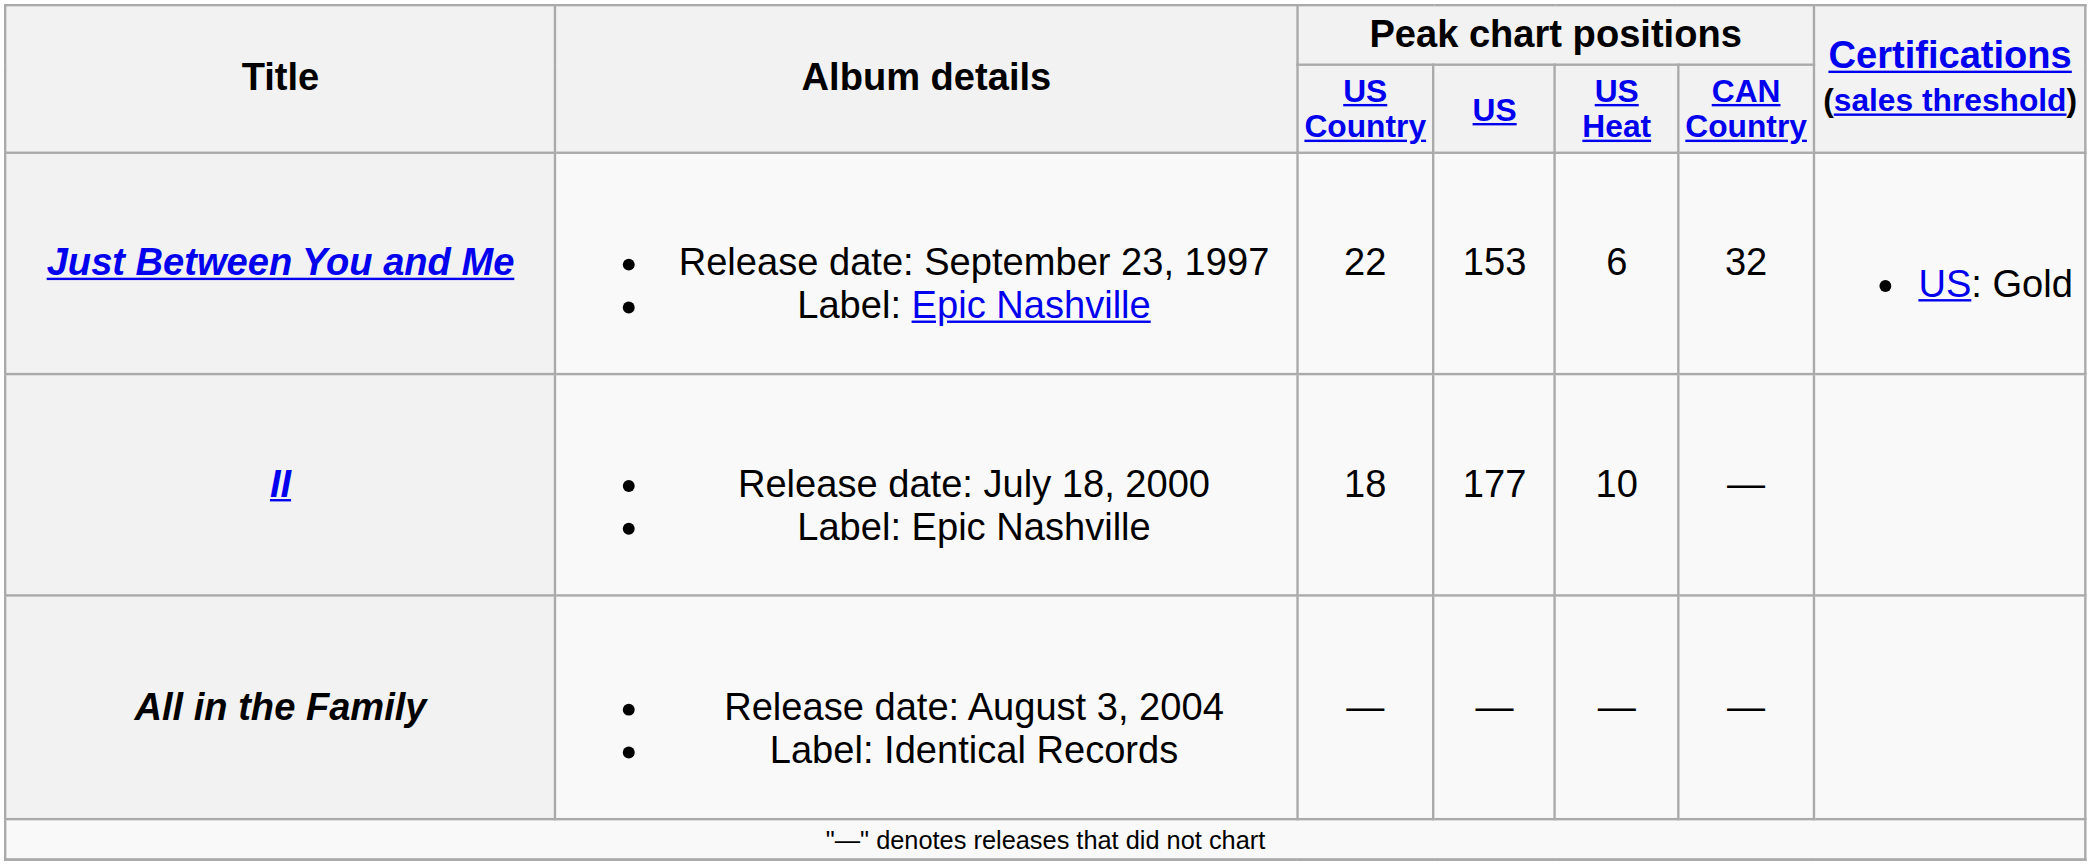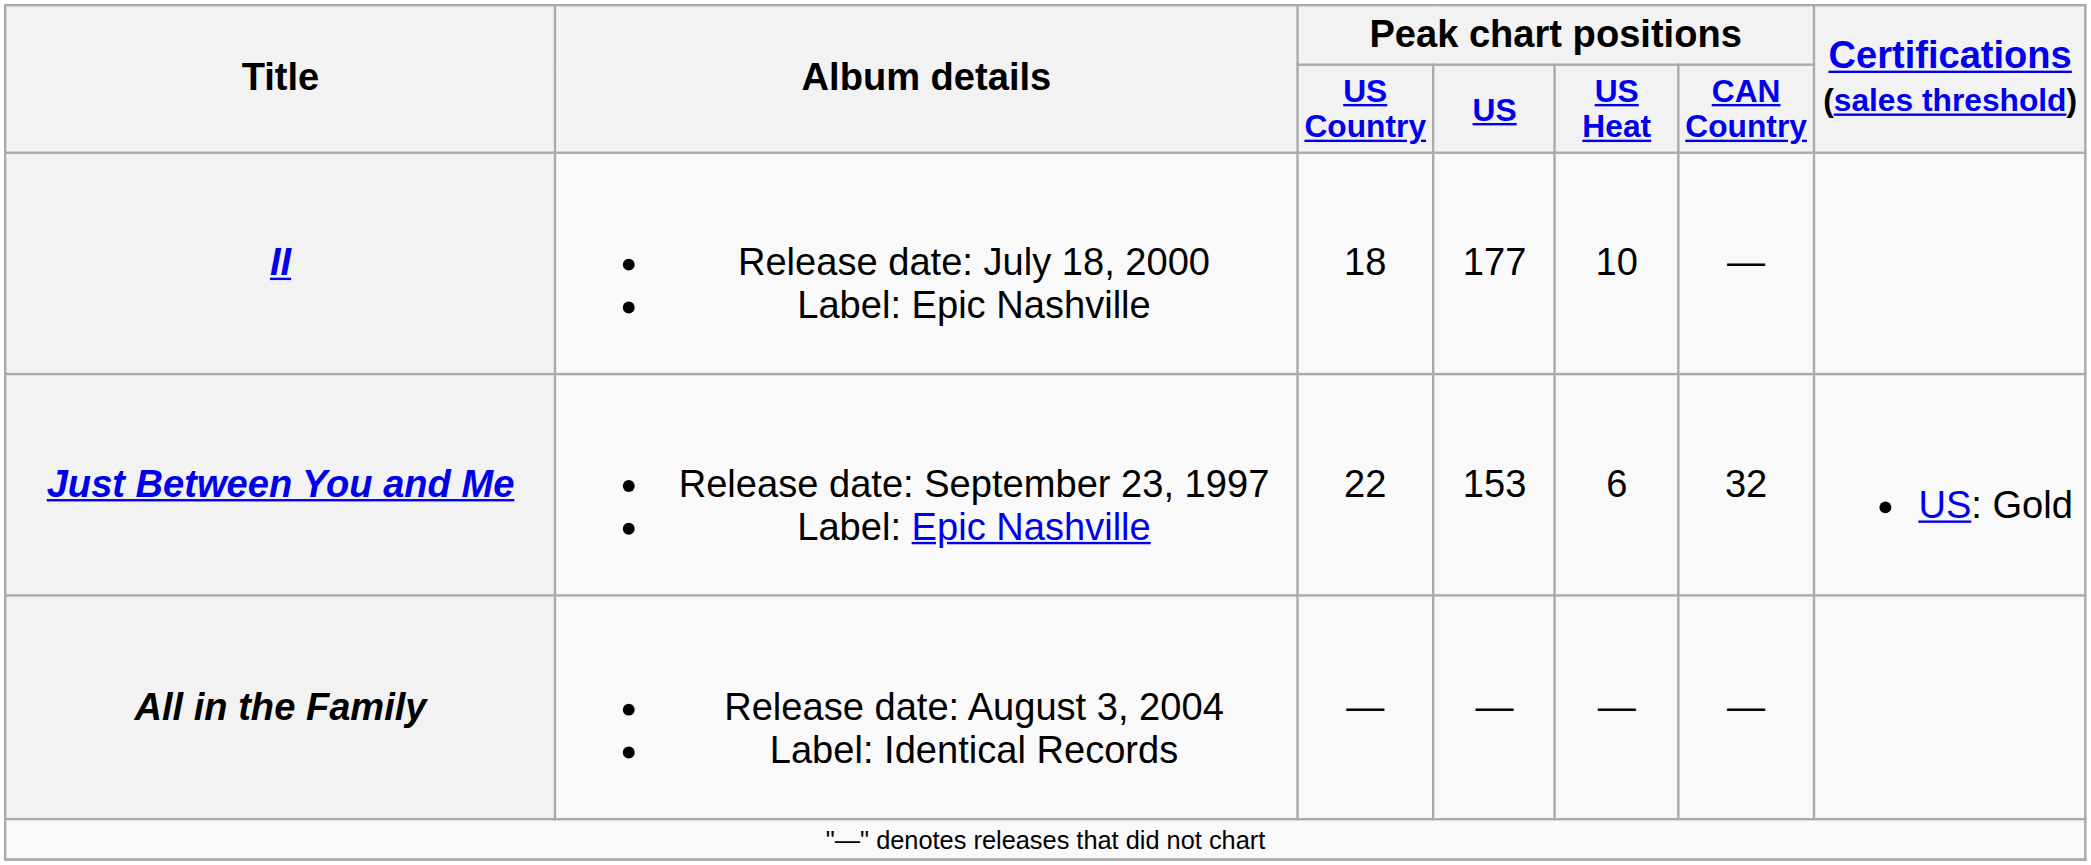rows swapped: (281, 262) <-> (281, 484)
